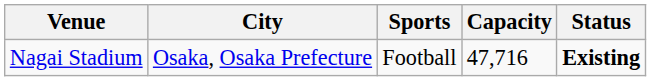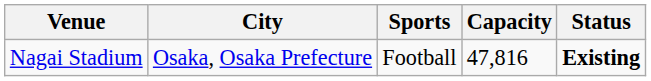(497, 57) 47,716 -> (497, 57) 47,816
